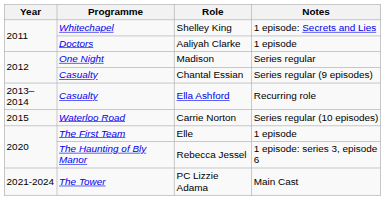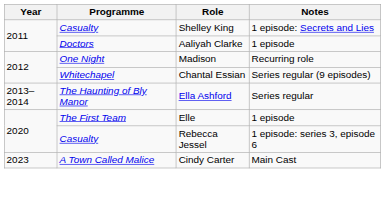(86, 28) Whitechapel -> (79, 28) Casualty
(285, 59) Series regular -> (283, 59) Recurring role
(78, 75) Casualty -> (87, 75) Whitechapel
(78, 96) Casualty -> (103, 96) The Haunting of Bly Manor
(285, 96) Recurring role -> (282, 96) Series regular
- row: (206, 117)
(103, 154) The Haunting of Bly Manor -> (79, 139) Casualty
- row: (197, 181)
+ row: (206, 160)
